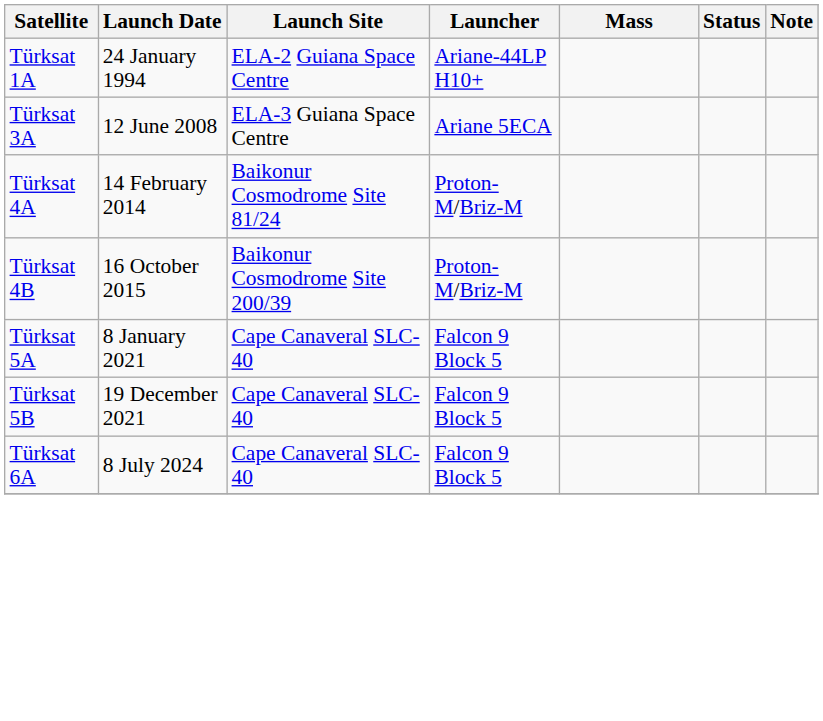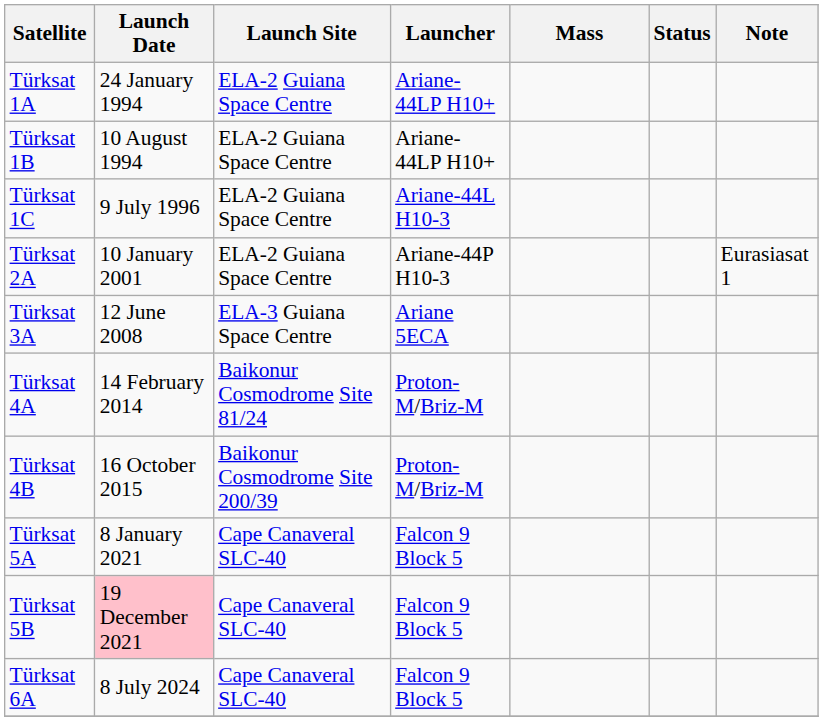+ row: (42, 149)
+ row: (42, 207)
+ row: (42, 266)
(160, 406) no background -> (144, 616) pink background
